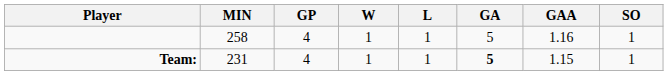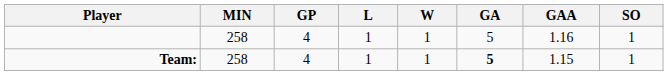columns swapped: (368, 15) <-> (427, 15)
(237, 59) 231 -> (237, 59) 258
